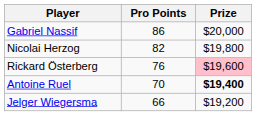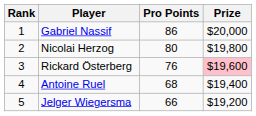+ column: (21, 13)
(158, 48) 82 -> (171, 48) 80
(158, 84) 70 -> (171, 84) 68
(223, 84) bold -> (227, 84) normal
